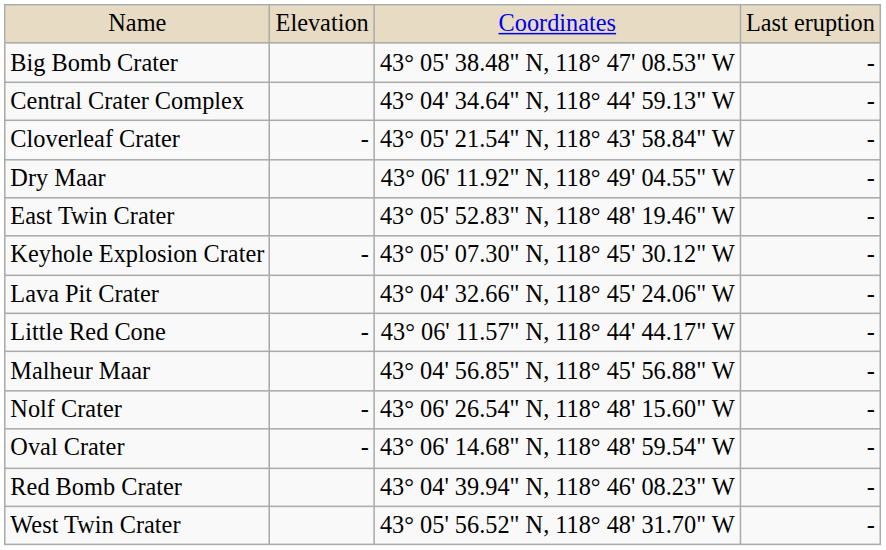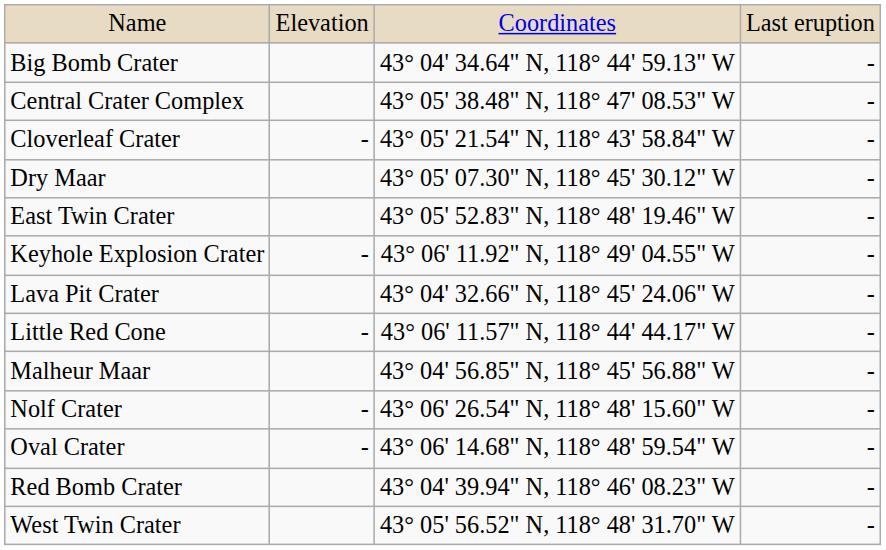(557, 62) 43° 05' 38.48" N, 118° 47' 08.53" W -> (557, 62) 43° 04' 34.64" N, 118° 44' 59.13" W
(557, 100) 43° 04' 34.64" N, 118° 44' 59.13" W -> (557, 100) 43° 05' 38.48" N, 118° 47' 08.53" W
(558, 178) 43° 06' 11.92" N, 118° 49' 04.55" W -> (557, 178) 43° 05' 07.30" N, 118° 45' 30.12" W
(557, 255) 43° 05' 07.30" N, 118° 45' 30.12" W -> (558, 255) 43° 06' 11.92" N, 118° 49' 04.55" W
